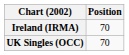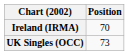(105, 43) 70 -> (105, 43) 73
